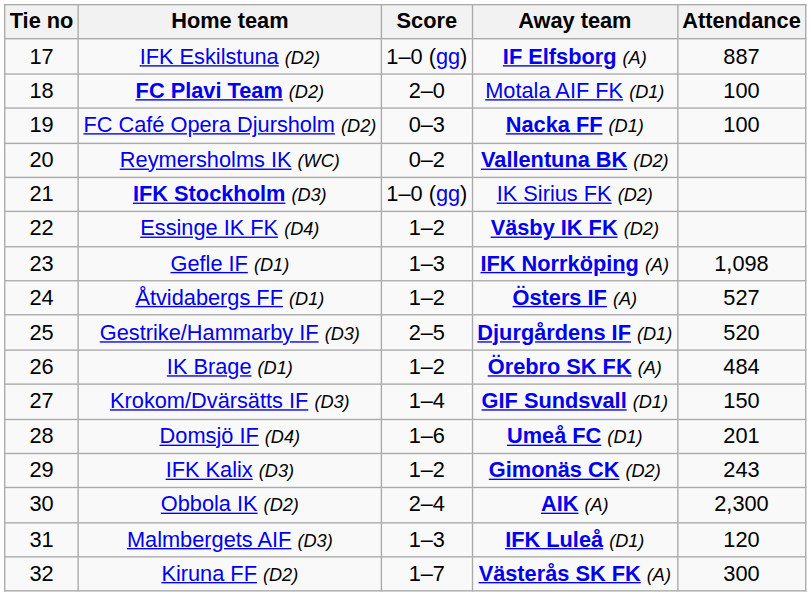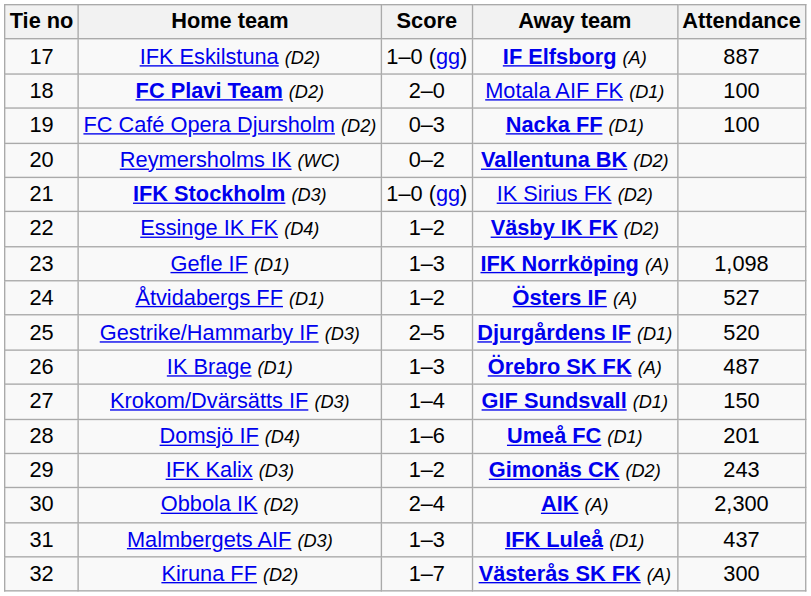(427, 366) 1–2 -> (427, 366) 1–3
(741, 366) 484 -> (741, 366) 487
(741, 539) 120 -> (741, 539) 437
